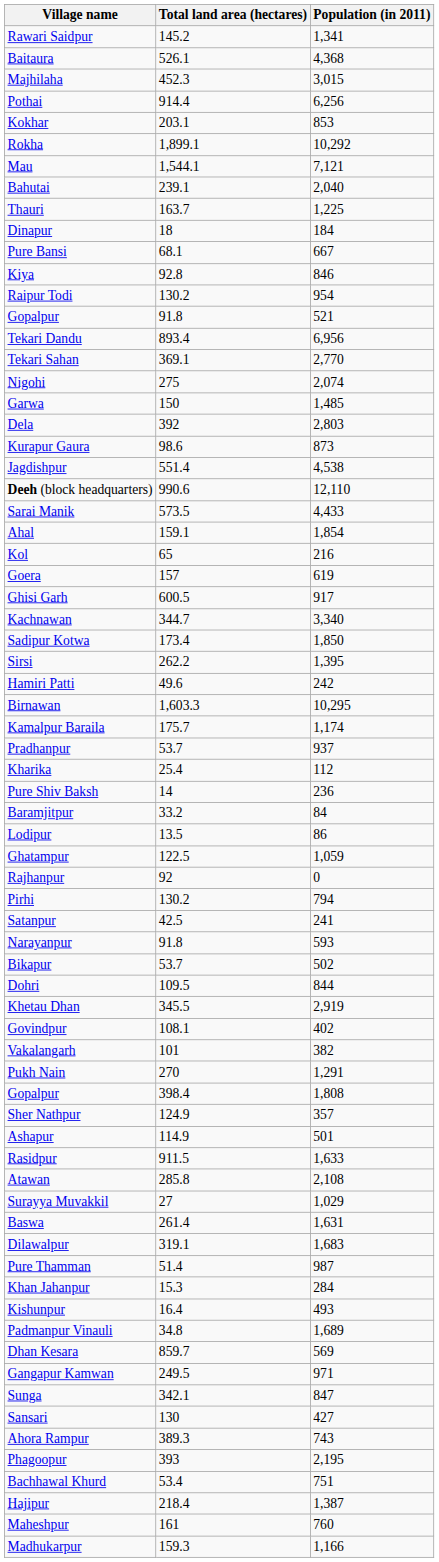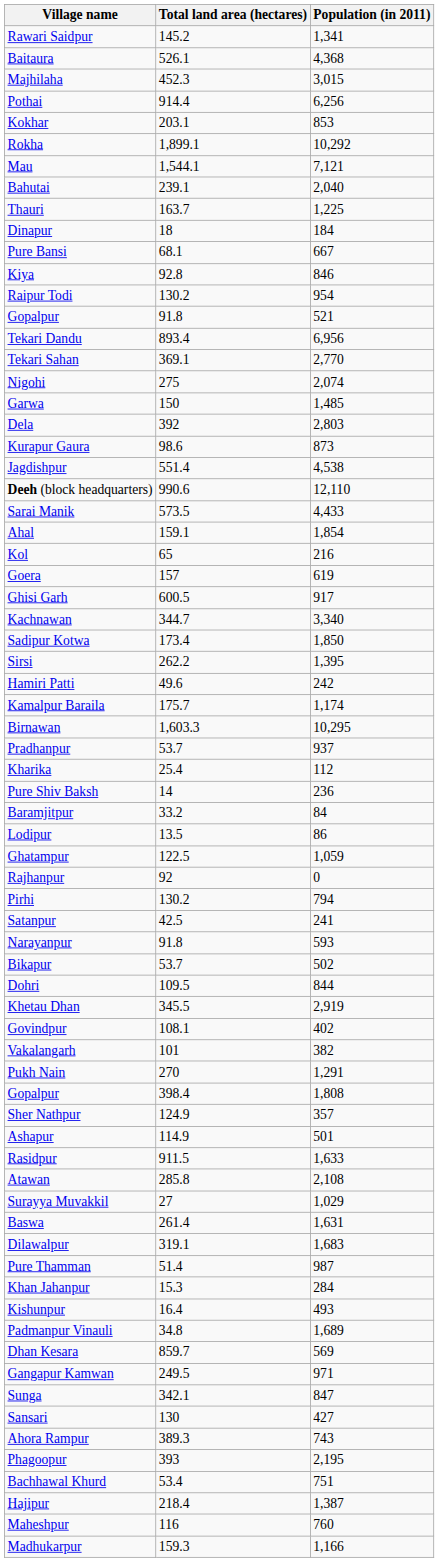rows swapped: (56, 727) <-> (34, 705)
(169, 1525) 161 -> (169, 1525) 116
